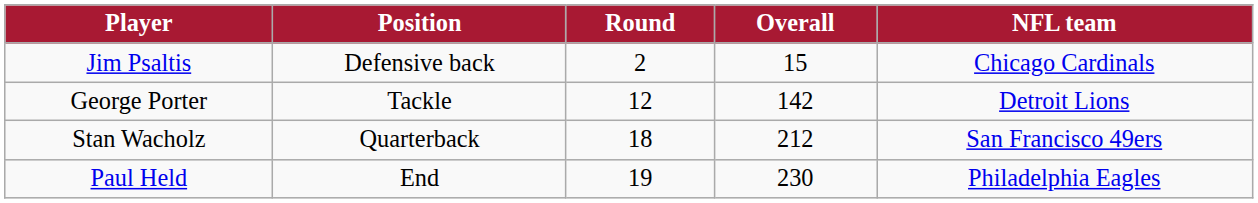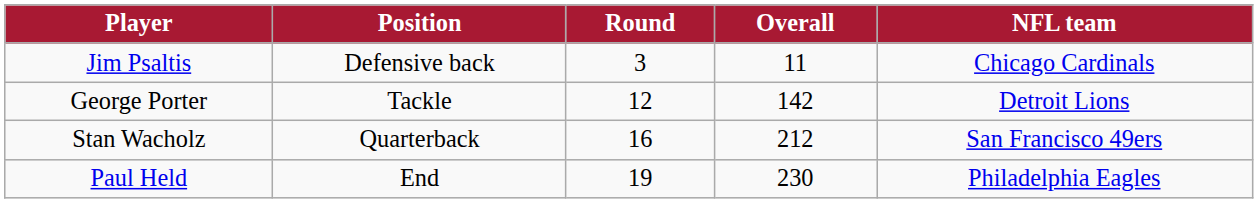(640, 62) 2 -> (640, 62) 3
(795, 62) 15 -> (795, 62) 11
(640, 139) 18 -> (640, 139) 16
